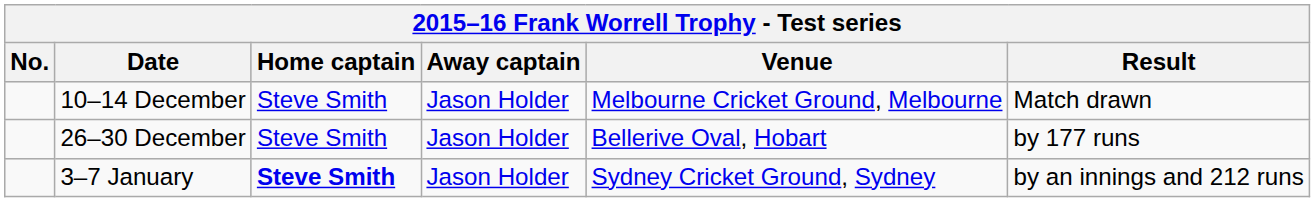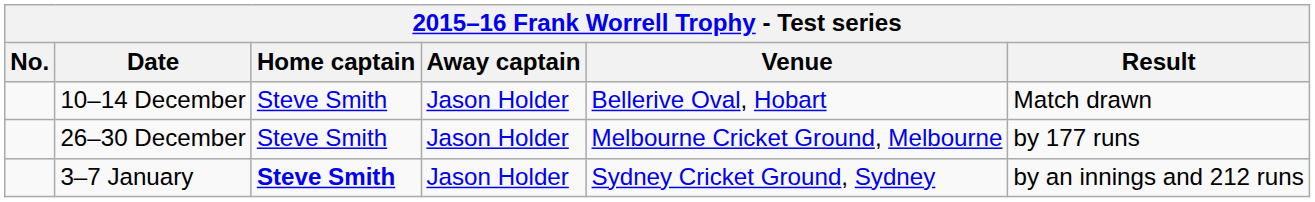(797, 100) Melbourne Cricket Ground, Melbourne -> (709, 100) Bellerive Oval, Hobart
(709, 138) Bellerive Oval, Hobart -> (797, 138) Melbourne Cricket Ground, Melbourne
